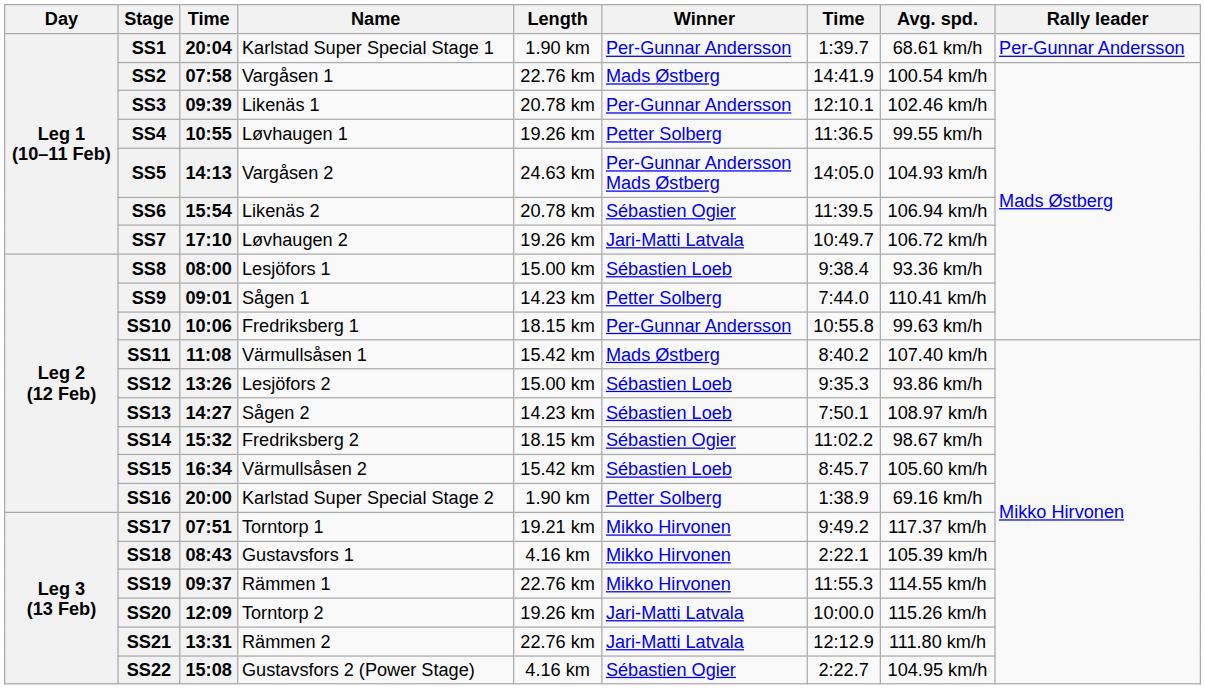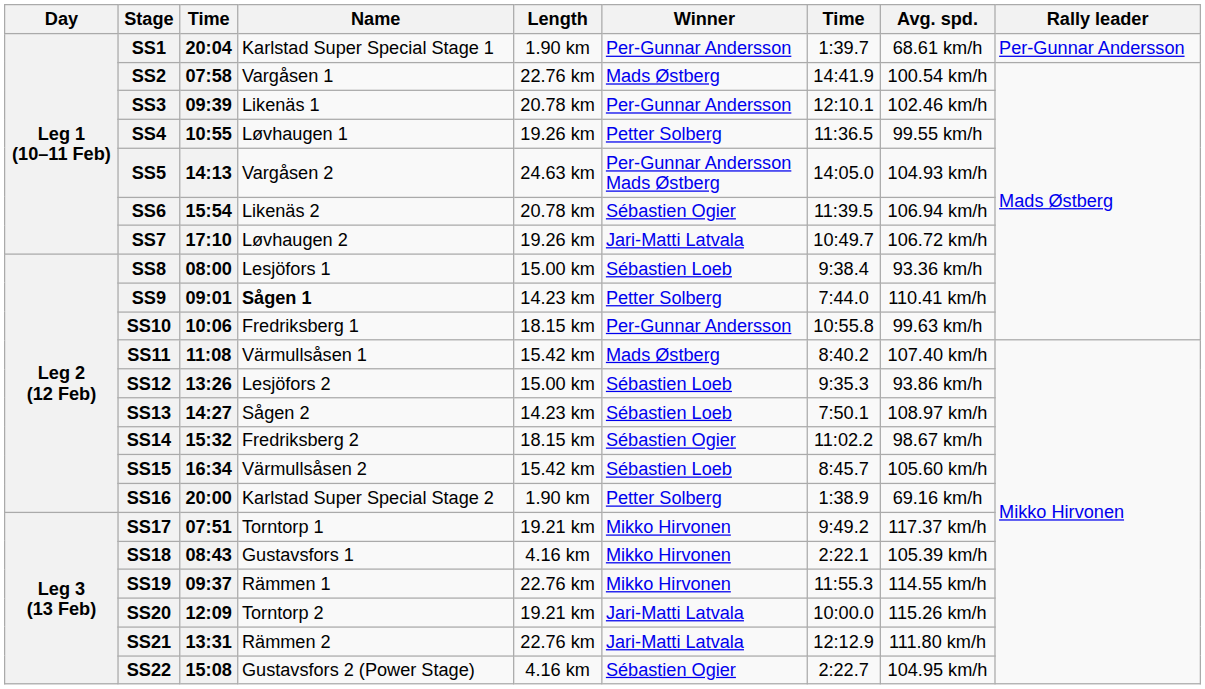(276, 297) normal -> (277, 297) bold
(558, 613) 19.26 km -> (558, 613) 19.21 km
